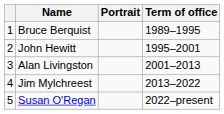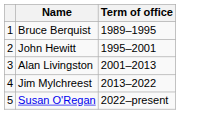- column: (120, 13)
